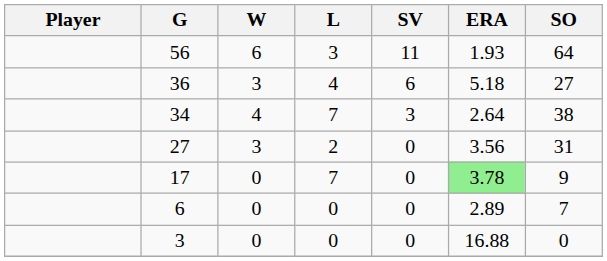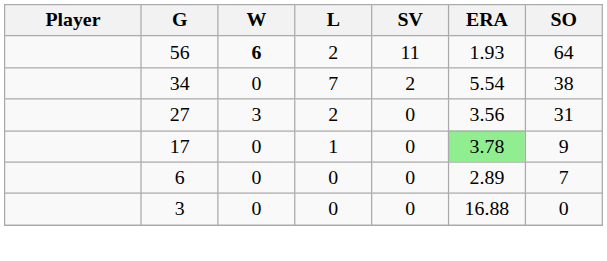(256, 51) normal -> (256, 51) bold
(333, 51) 3 -> (333, 51) 2
- row: (180, 83)
(256, 114) 4 -> (256, 83) 0
(410, 114) 3 -> (410, 83) 2
(487, 114) 2.64 -> (487, 83) 5.54
(333, 177) 7 -> (333, 146) 1
